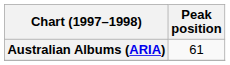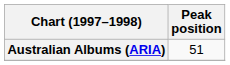(196, 49) 61 -> (196, 49) 51
